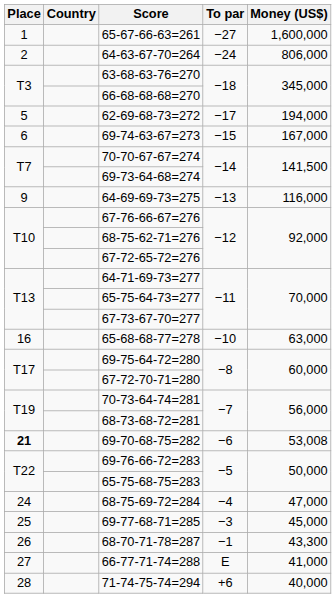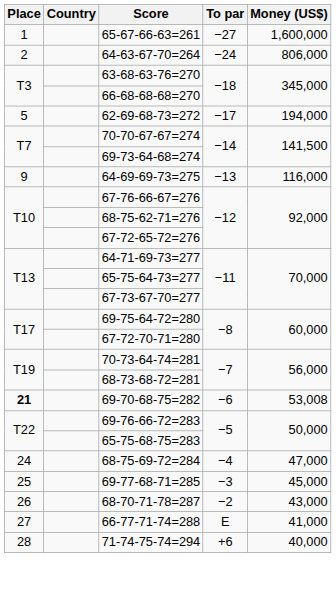- row: (151, 136)
- row: (151, 339)
(225, 542) −1 -> (225, 501) −2
(308, 542) 43,300 -> (308, 501) 43,000
